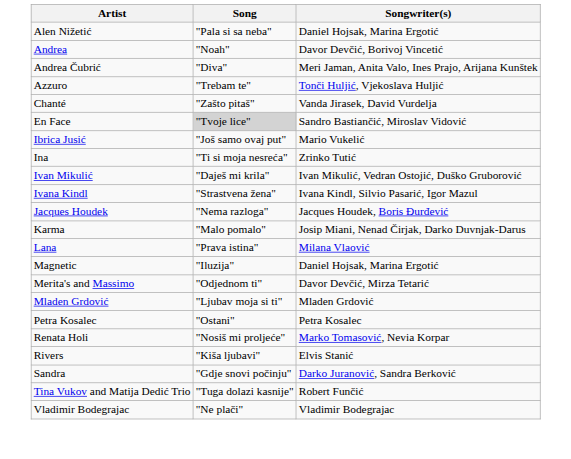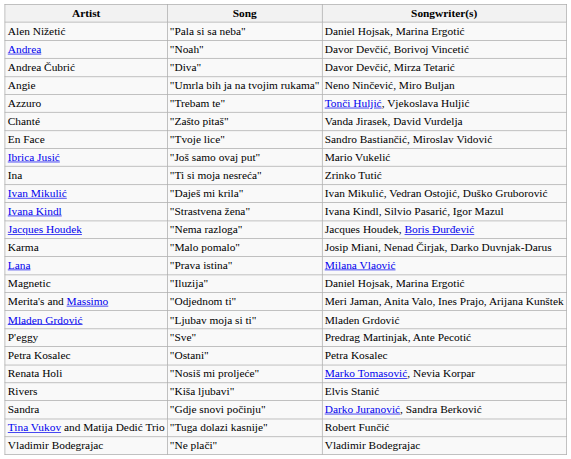(418, 67) Meri Jaman, Anita Valo, Ines Prajo, Arijana Kunštek -> (390, 67) Davor Devčić, Mirza Tetarić
+ row: (22, 85)
(223, 121) lightgrey background -> (197, 139) no background
(364, 283) Davor Devčić, Mirza Tetarić -> (444, 301) Meri Jaman, Anita Valo, Ines Prajo, Arijana Kunštek
+ row: (23, 337)
